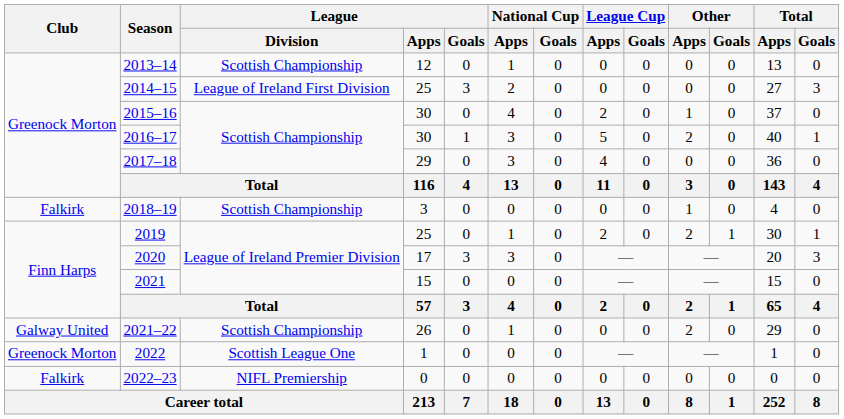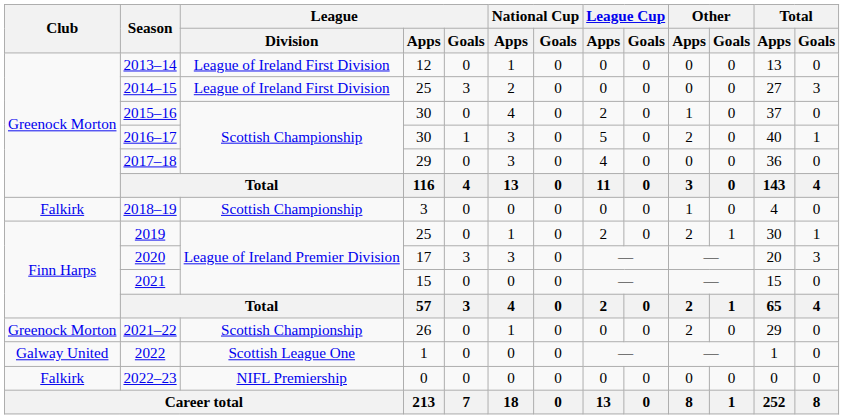(292, 64) Scottish Championship -> (292, 64) League of Ireland First Division
(62, 329) Galway United -> (62, 329) Greenock Morton
(62, 354) Greenock Morton -> (62, 354) Galway United
